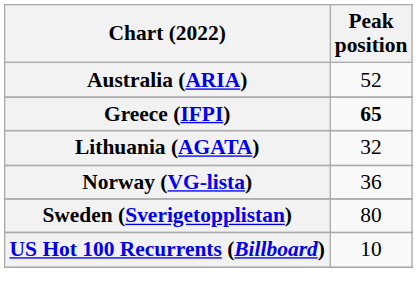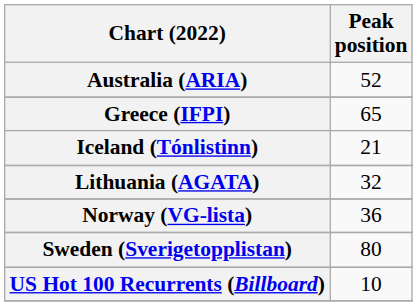(371, 113) bold -> (371, 113) normal
+ row: (167, 147)
